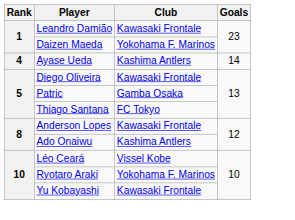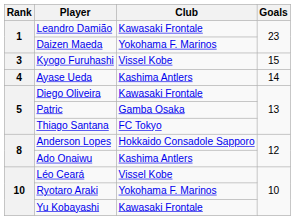+ row: (75, 61)
(159, 126) Kawasaki Frontale -> (187, 142) Hokkaido Consadole Sapporo
